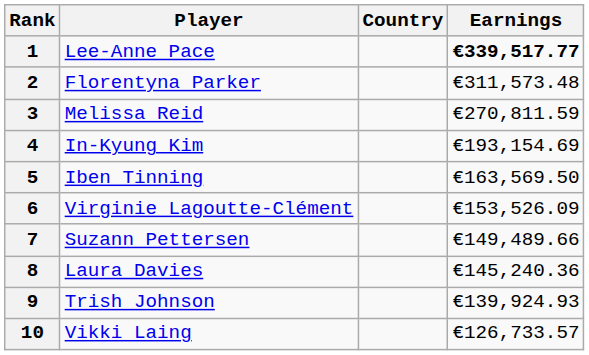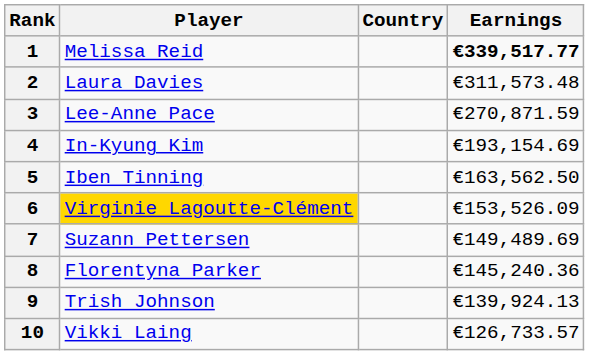(140, 52) Lee-Anne Pace -> (134, 52) Melissa Reid
(163, 83) Florentyna Parker -> (134, 83) Laura Davies
(134, 114) Melissa Reid -> (140, 114) Lee-Anne Pace
(516, 114) €270,811.59 -> (516, 114) €270,871.59
(516, 177) €163,569.50 -> (516, 177) €163,562.50
(209, 209) no background -> (209, 209) gold background
(516, 240) €149,489.66 -> (516, 240) €149,489.69
(134, 271) Laura Davies -> (163, 271) Florentyna Parker
(516, 303) €139,924.93 -> (516, 303) €139,924.13
